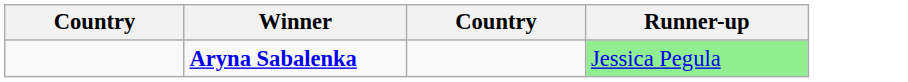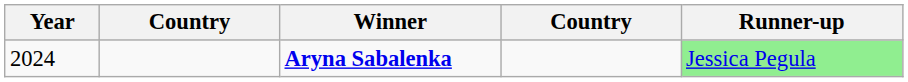+ column: (52, 22)
